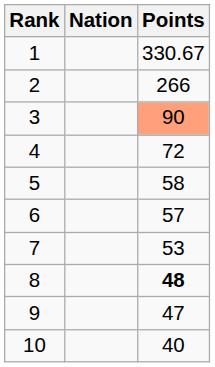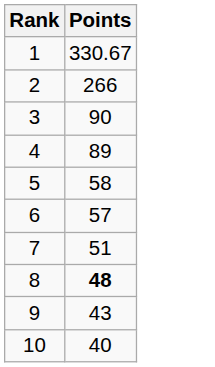- column: (101, 20)
(173, 118) lightsalmon background -> (100, 118) no background
(173, 150) 72 -> (100, 150) 89
(173, 248) 53 -> (100, 248) 51
(173, 313) 47 -> (100, 313) 43
